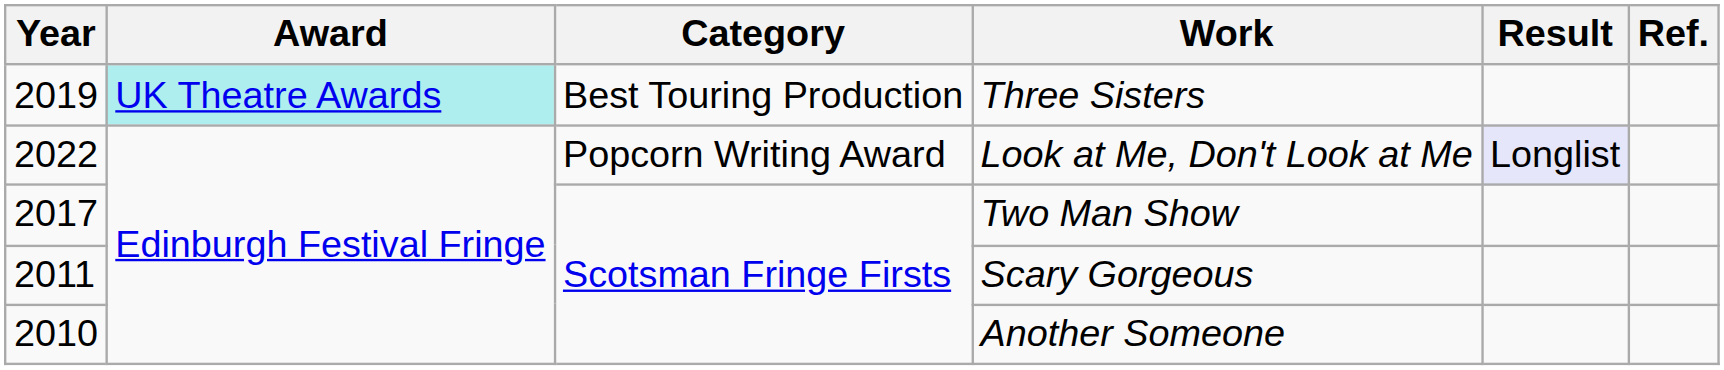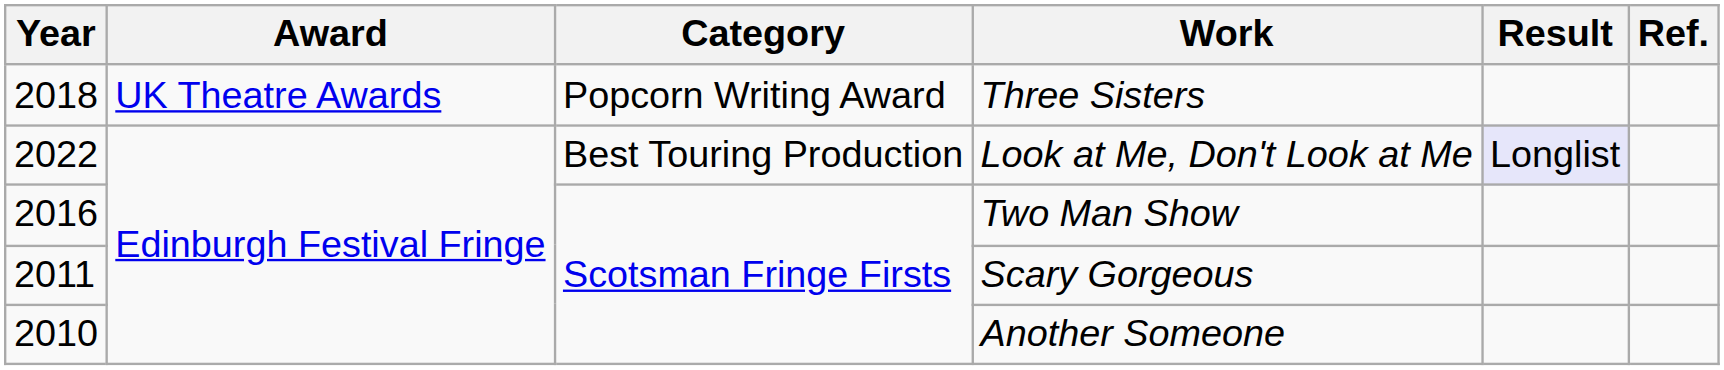(56, 94) 2019 -> (56, 94) 2018
(278, 94) paleturquoise background -> (278, 94) no background
(763, 94) Best Touring Production -> (754, 94) Popcorn Writing Award
(754, 154) Popcorn Writing Award -> (763, 154) Best Touring Production
(56, 214) 2017 -> (56, 214) 2016
